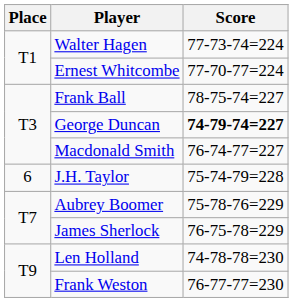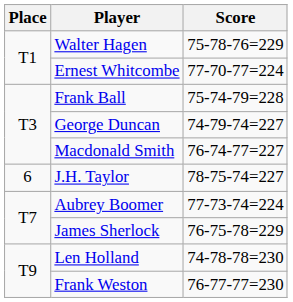(235, 44) 77-73-74=224 -> (235, 44) 75-78-76=229
(235, 97) 78-75-74=227 -> (235, 97) 75-74-79=228
(236, 124) bold -> (235, 124) normal
(235, 177) 75-74-79=228 -> (235, 177) 78-75-74=227
(235, 204) 75-78-76=229 -> (235, 204) 77-73-74=224
